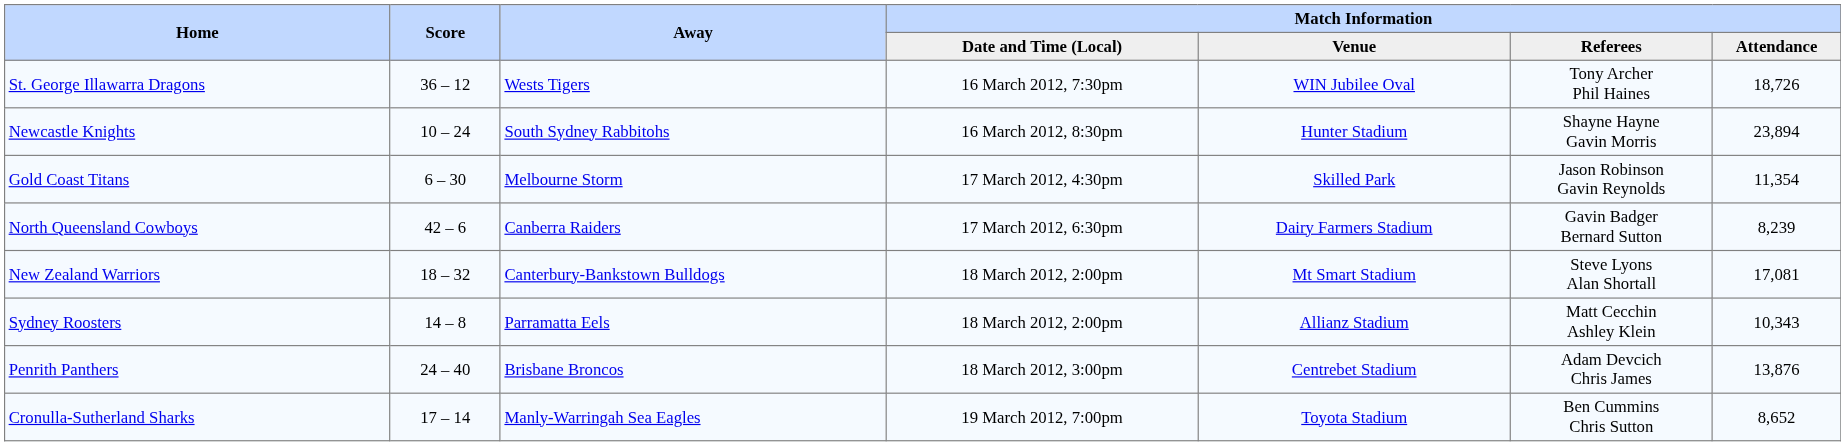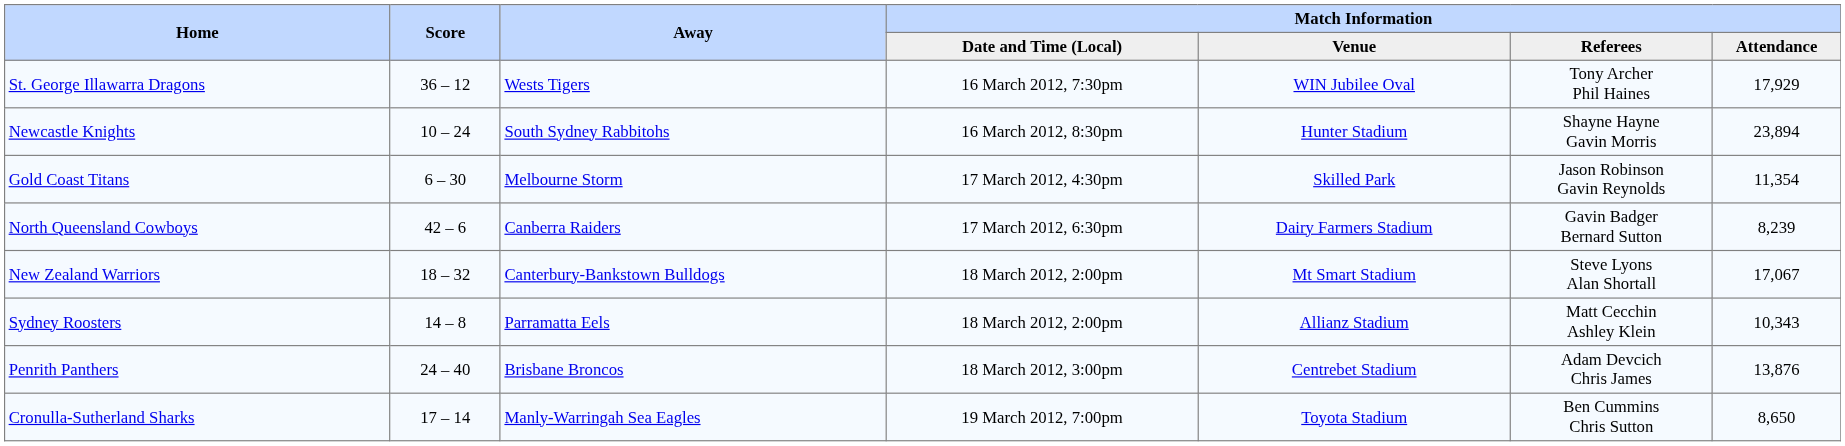(1777, 83) 18,726 -> (1777, 83) 17,929
(1777, 274) 17,081 -> (1777, 274) 17,067
(1777, 416) 8,652 -> (1777, 416) 8,650
